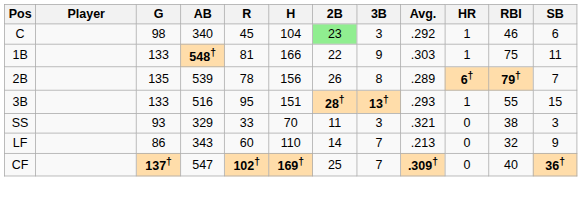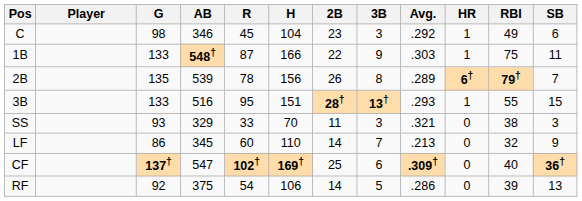(203, 34) 340 -> (203, 34) 346
(335, 34) lightgreen background -> (335, 34) no background
(511, 34) 46 -> (511, 34) 49
(247, 55) 81 -> (247, 55) 87
(203, 143) 343 -> (203, 143) 345
(379, 164) 7 -> (379, 164) 6
+ row: (20, 186)
